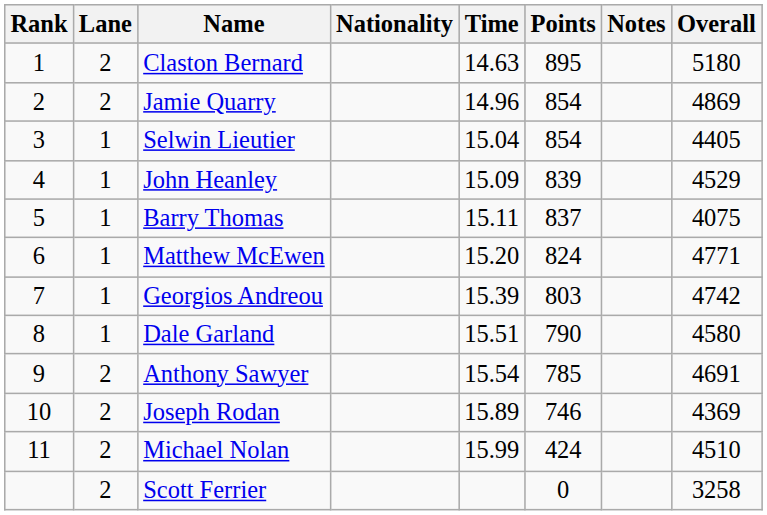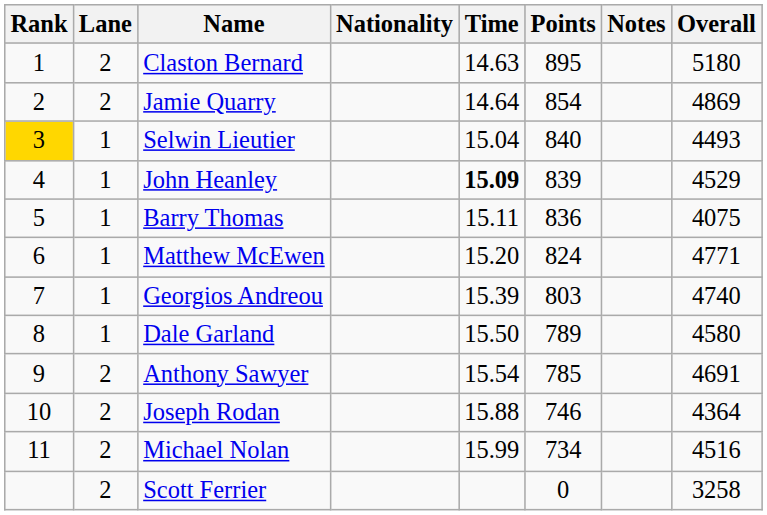(492, 101) 14.96 -> (492, 101) 14.64
(39, 140) no background -> (39, 140) gold background
(563, 140) 854 -> (563, 140) 840
(716, 140) 4405 -> (716, 140) 4493
(492, 179) normal -> (492, 179) bold
(563, 218) 837 -> (563, 218) 836
(716, 295) 4742 -> (716, 295) 4740
(492, 334) 15.51 -> (492, 334) 15.50
(563, 334) 790 -> (563, 334) 789
(492, 412) 15.89 -> (492, 412) 15.88
(716, 412) 4369 -> (716, 412) 4364
(563, 450) 424 -> (563, 450) 734
(716, 450) 4510 -> (716, 450) 4516
